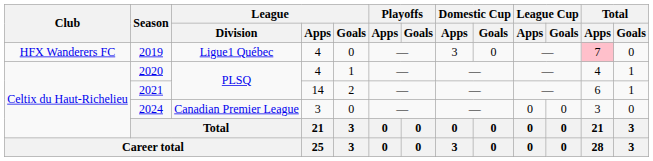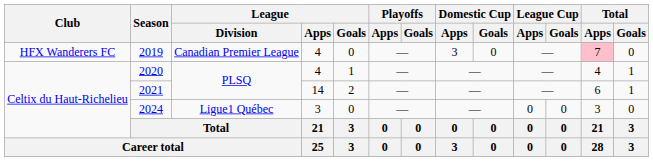(236, 52) Ligue1 Québec -> (236, 52) Canadian Premier League
(236, 109) Canadian Premier League -> (236, 109) Ligue1 Québec
